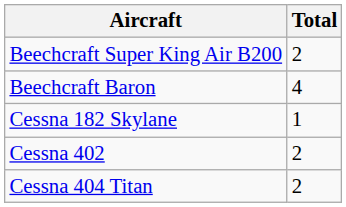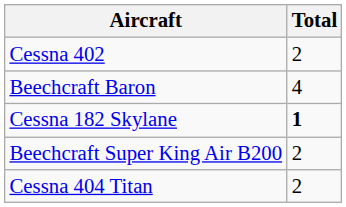rows swapped: (146, 53) <-> (57, 152)
(297, 119) normal -> (297, 119) bold
